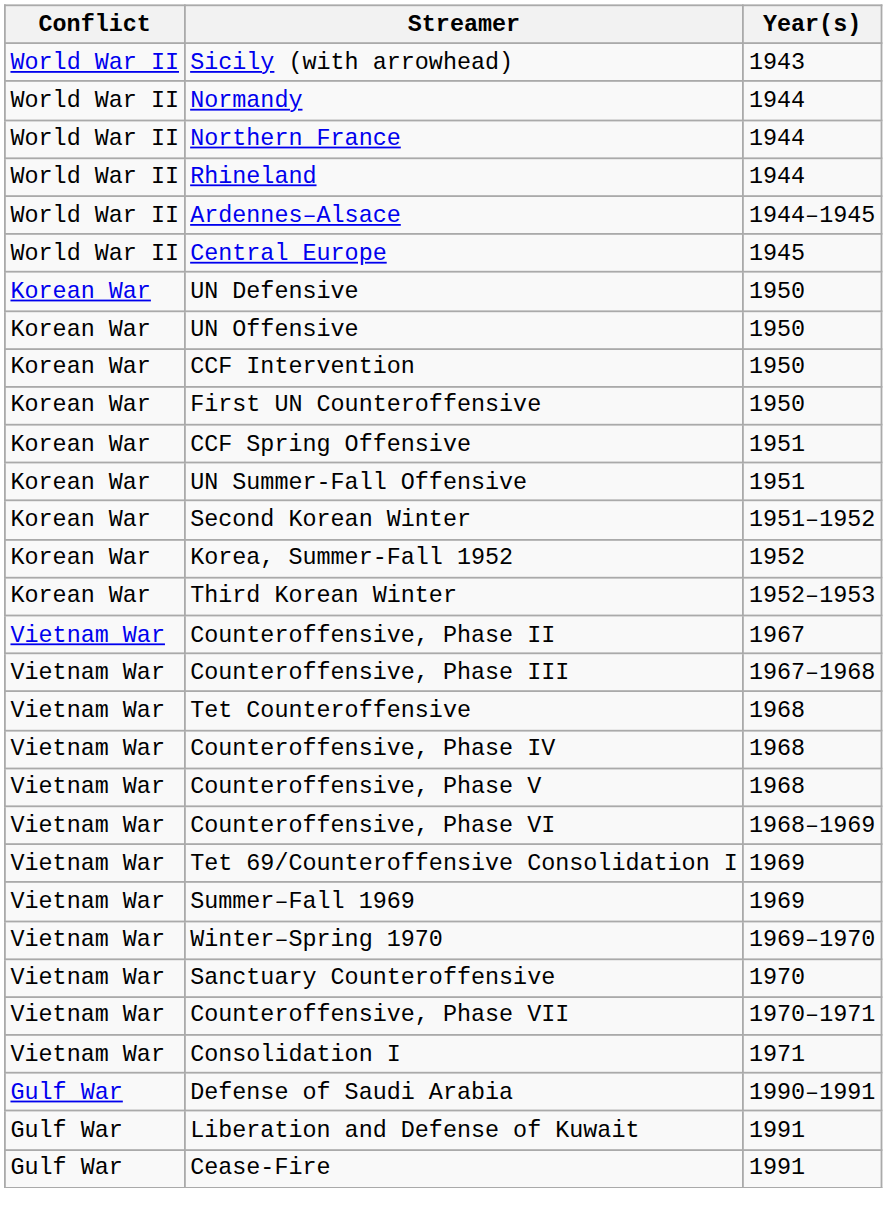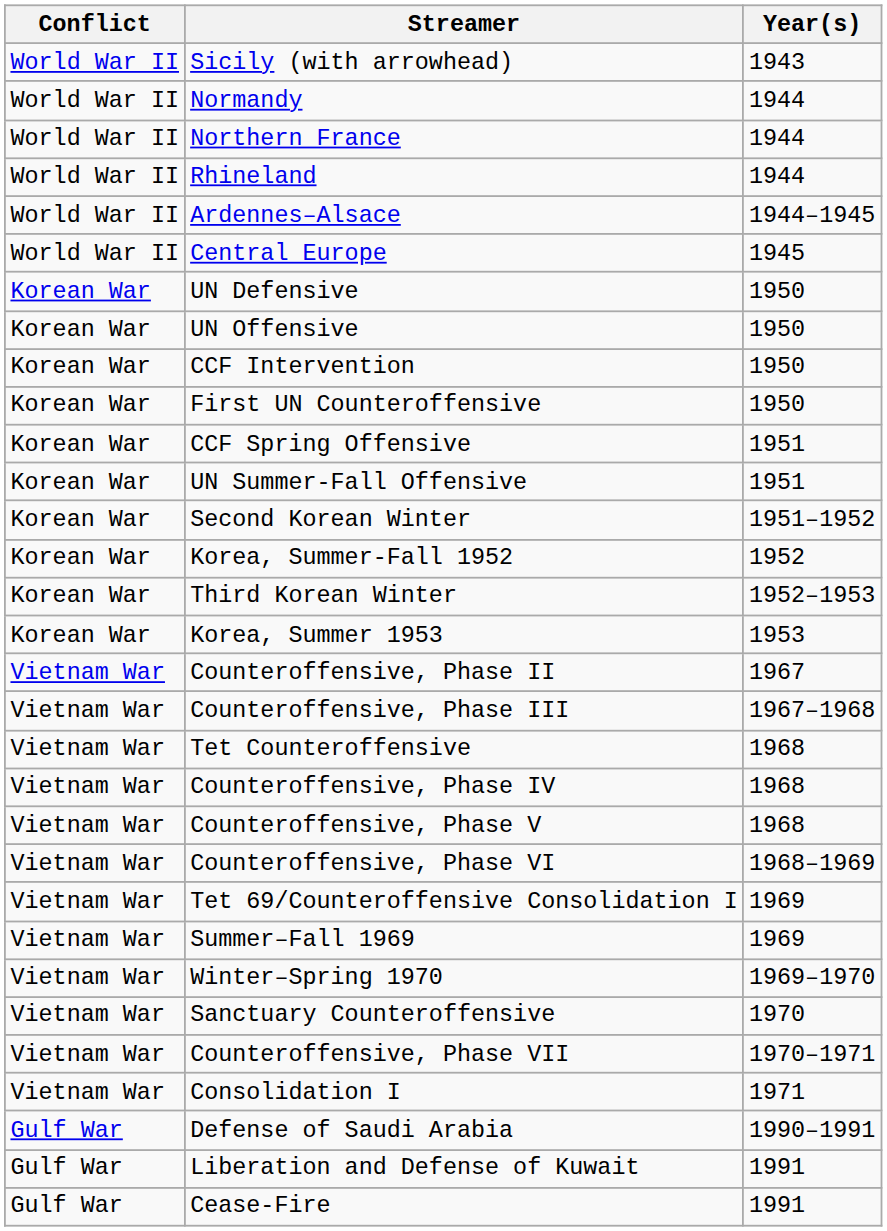+ row: (317, 635)
